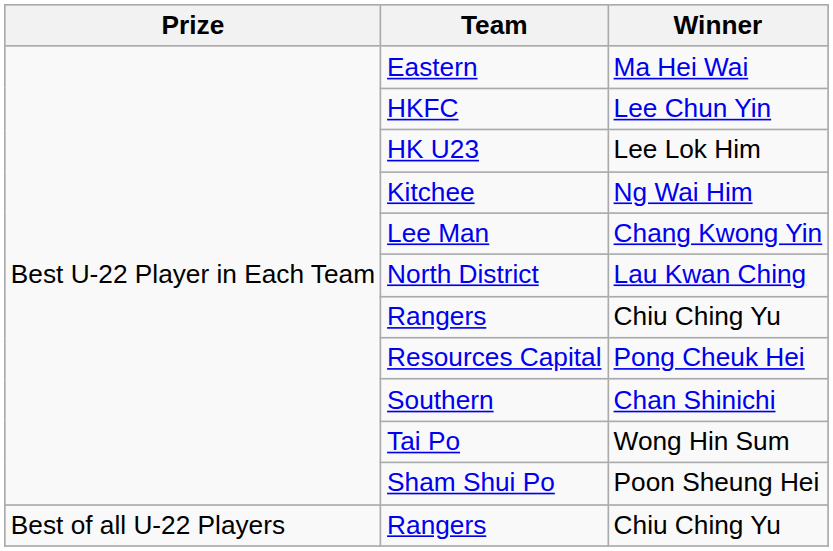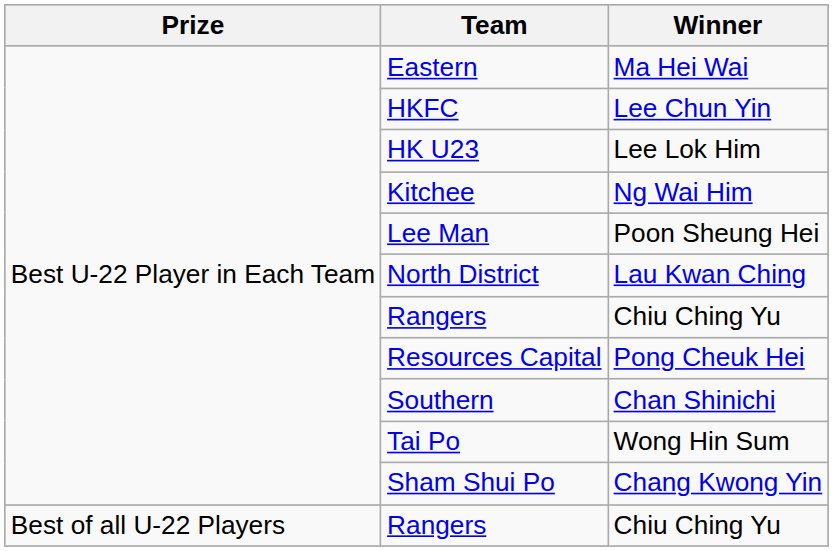(718, 233) Chang Kwong Yin -> (716, 233) Poon Sheung Hei
(716, 483) Poon Sheung Hei -> (718, 483) Chang Kwong Yin
